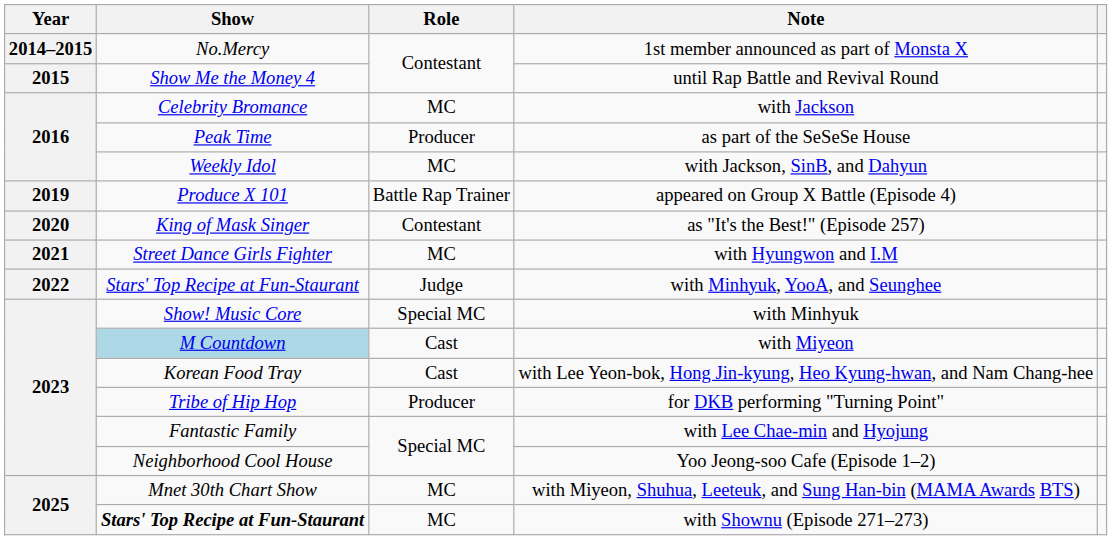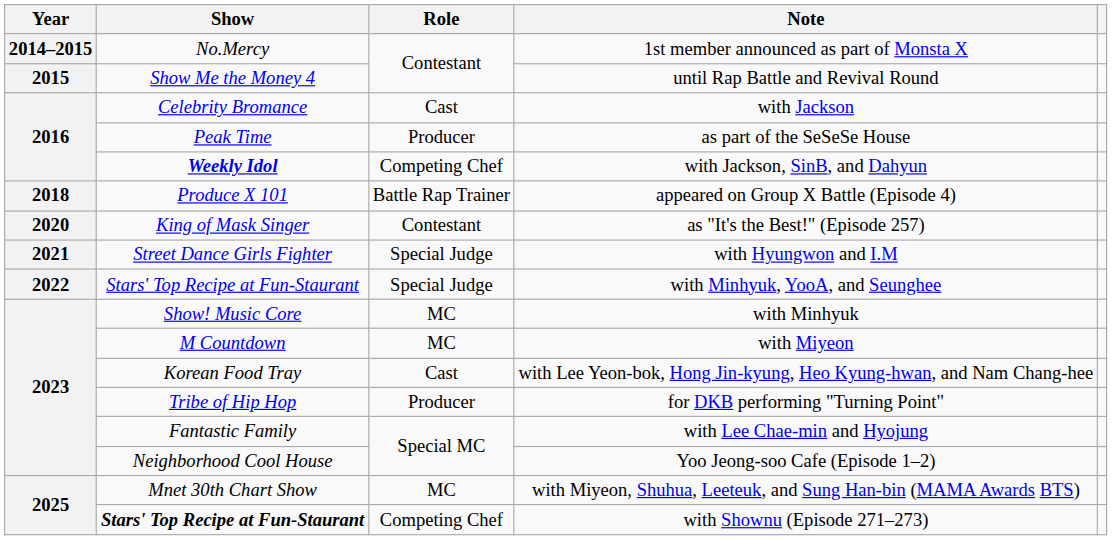(441, 107) MC -> (441, 107) Cast
(233, 166) normal -> (233, 166) bold
(441, 166) MC -> (441, 166) Competing Chef
(51, 195) 2019 -> (51, 195) 2018
(441, 254) MC -> (441, 254) Special Judge
(441, 284) Judge -> (441, 284) Special Judge
(441, 313) Special MC -> (441, 313) MC
(233, 343) lightblue background -> (233, 343) no background
(441, 343) Cast -> (441, 343) MC
(441, 519) MC -> (441, 519) Competing Chef
